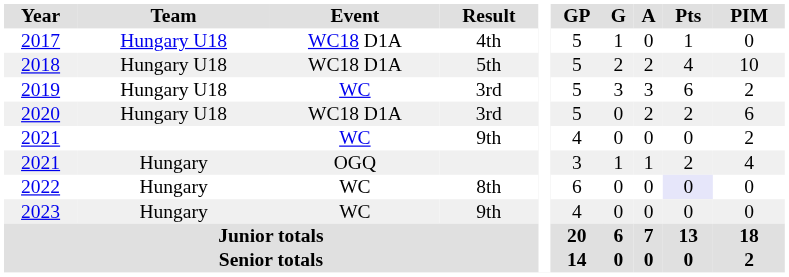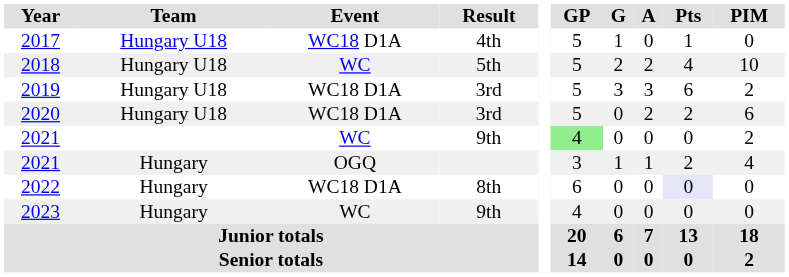(355, 64) WC18 D1A -> (355, 64) WC
(355, 89) WC -> (355, 89) WC18 D1A
(577, 138) no background -> (577, 138) lightgreen background
(355, 186) WC -> (355, 186) WC18 D1A
